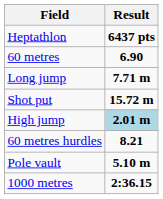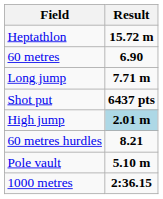(131, 36) 6437 pts -> (131, 36) 15.72 m
(131, 99) 15.72 m -> (131, 99) 6437 pts
